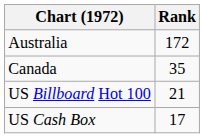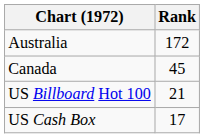(177, 68) 35 -> (177, 68) 45
